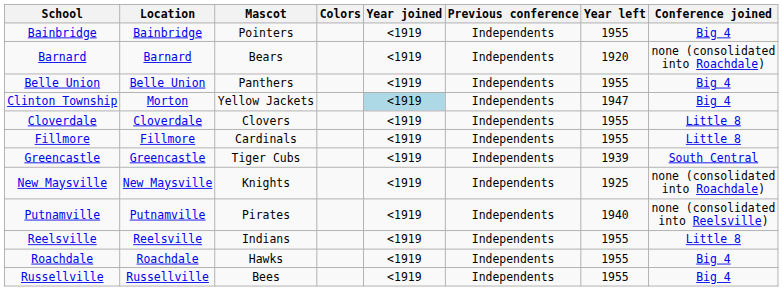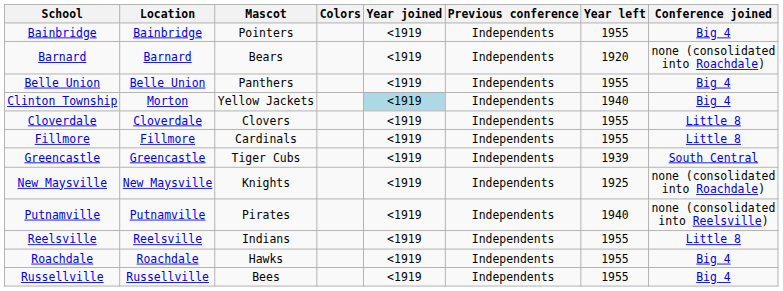(615, 102) 1947 -> (615, 102) 1940
